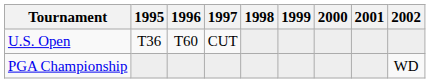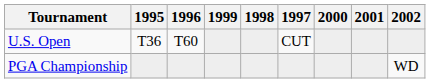columns swapped: (223, 16) <-> (296, 16)
